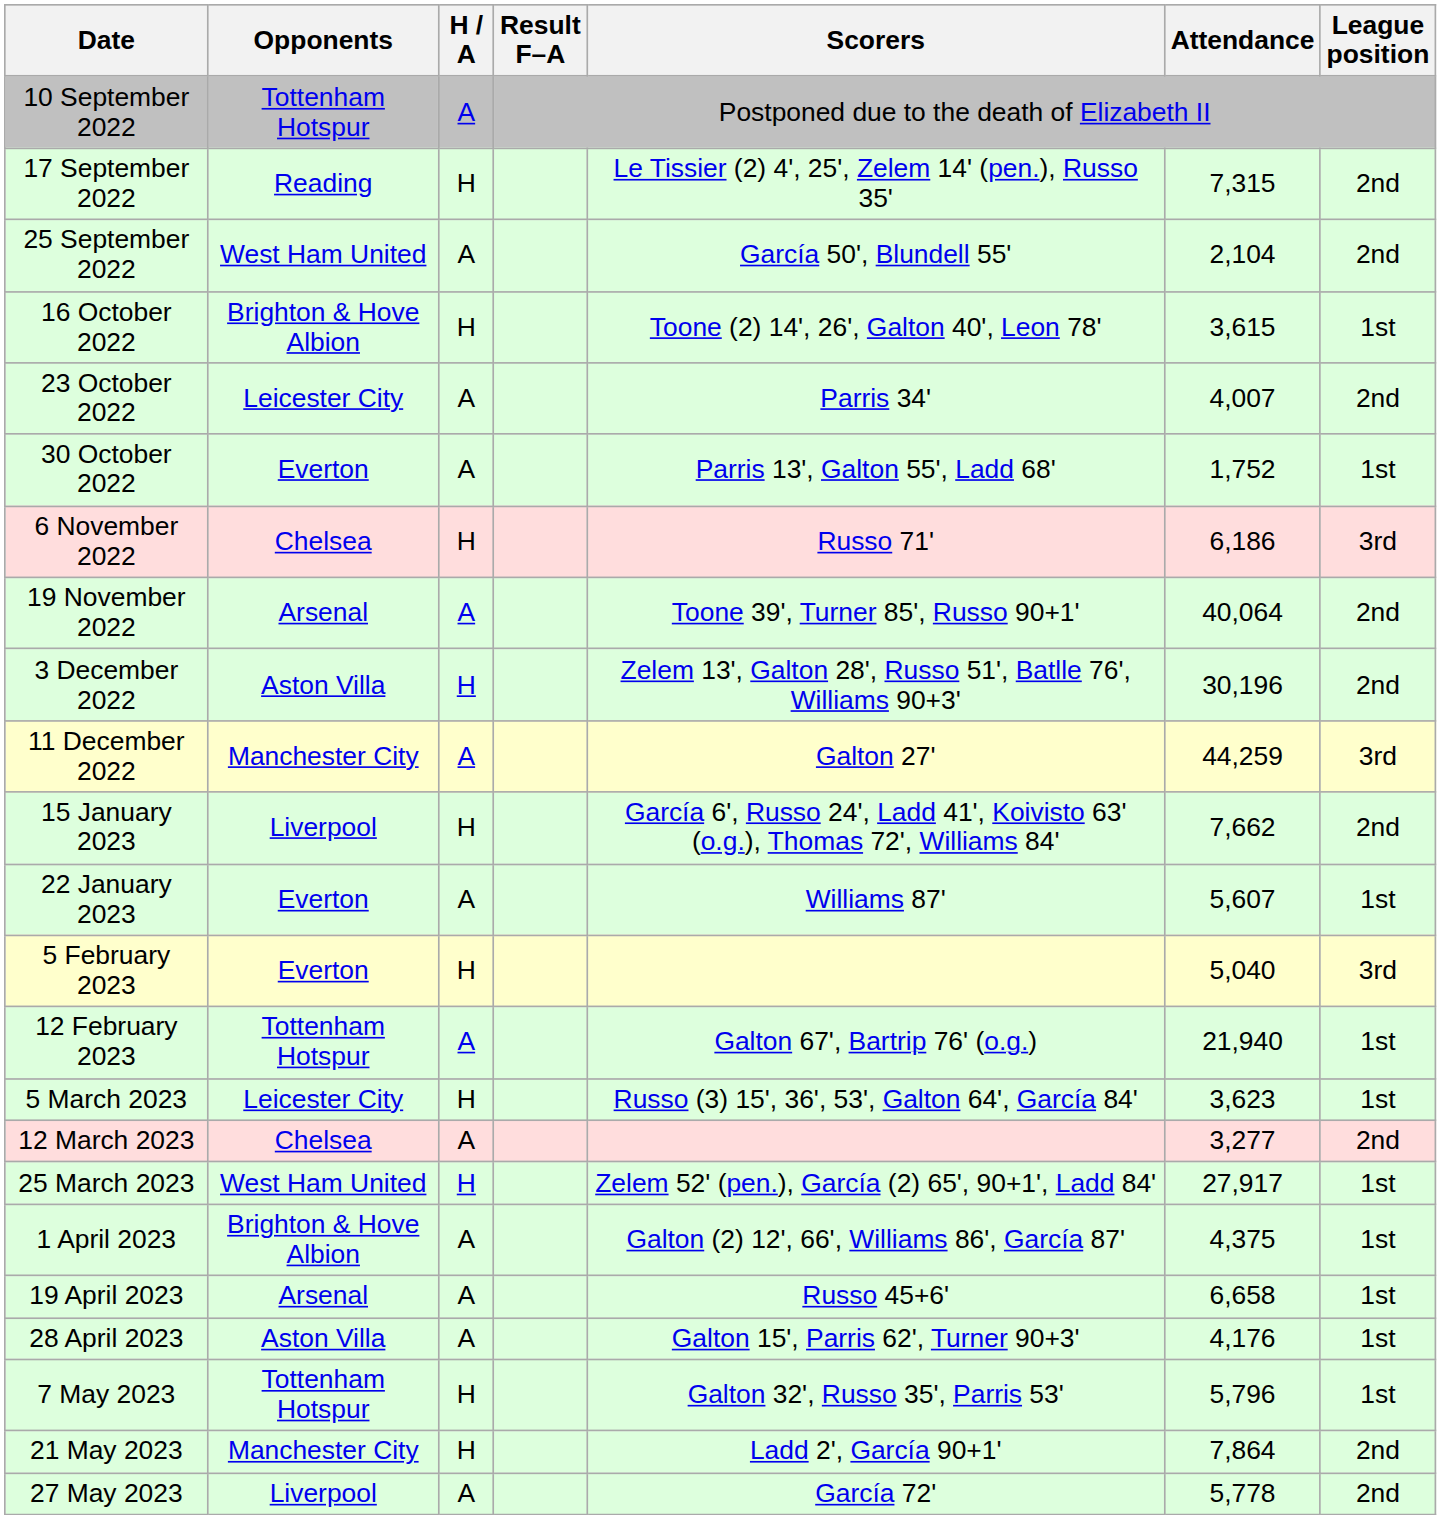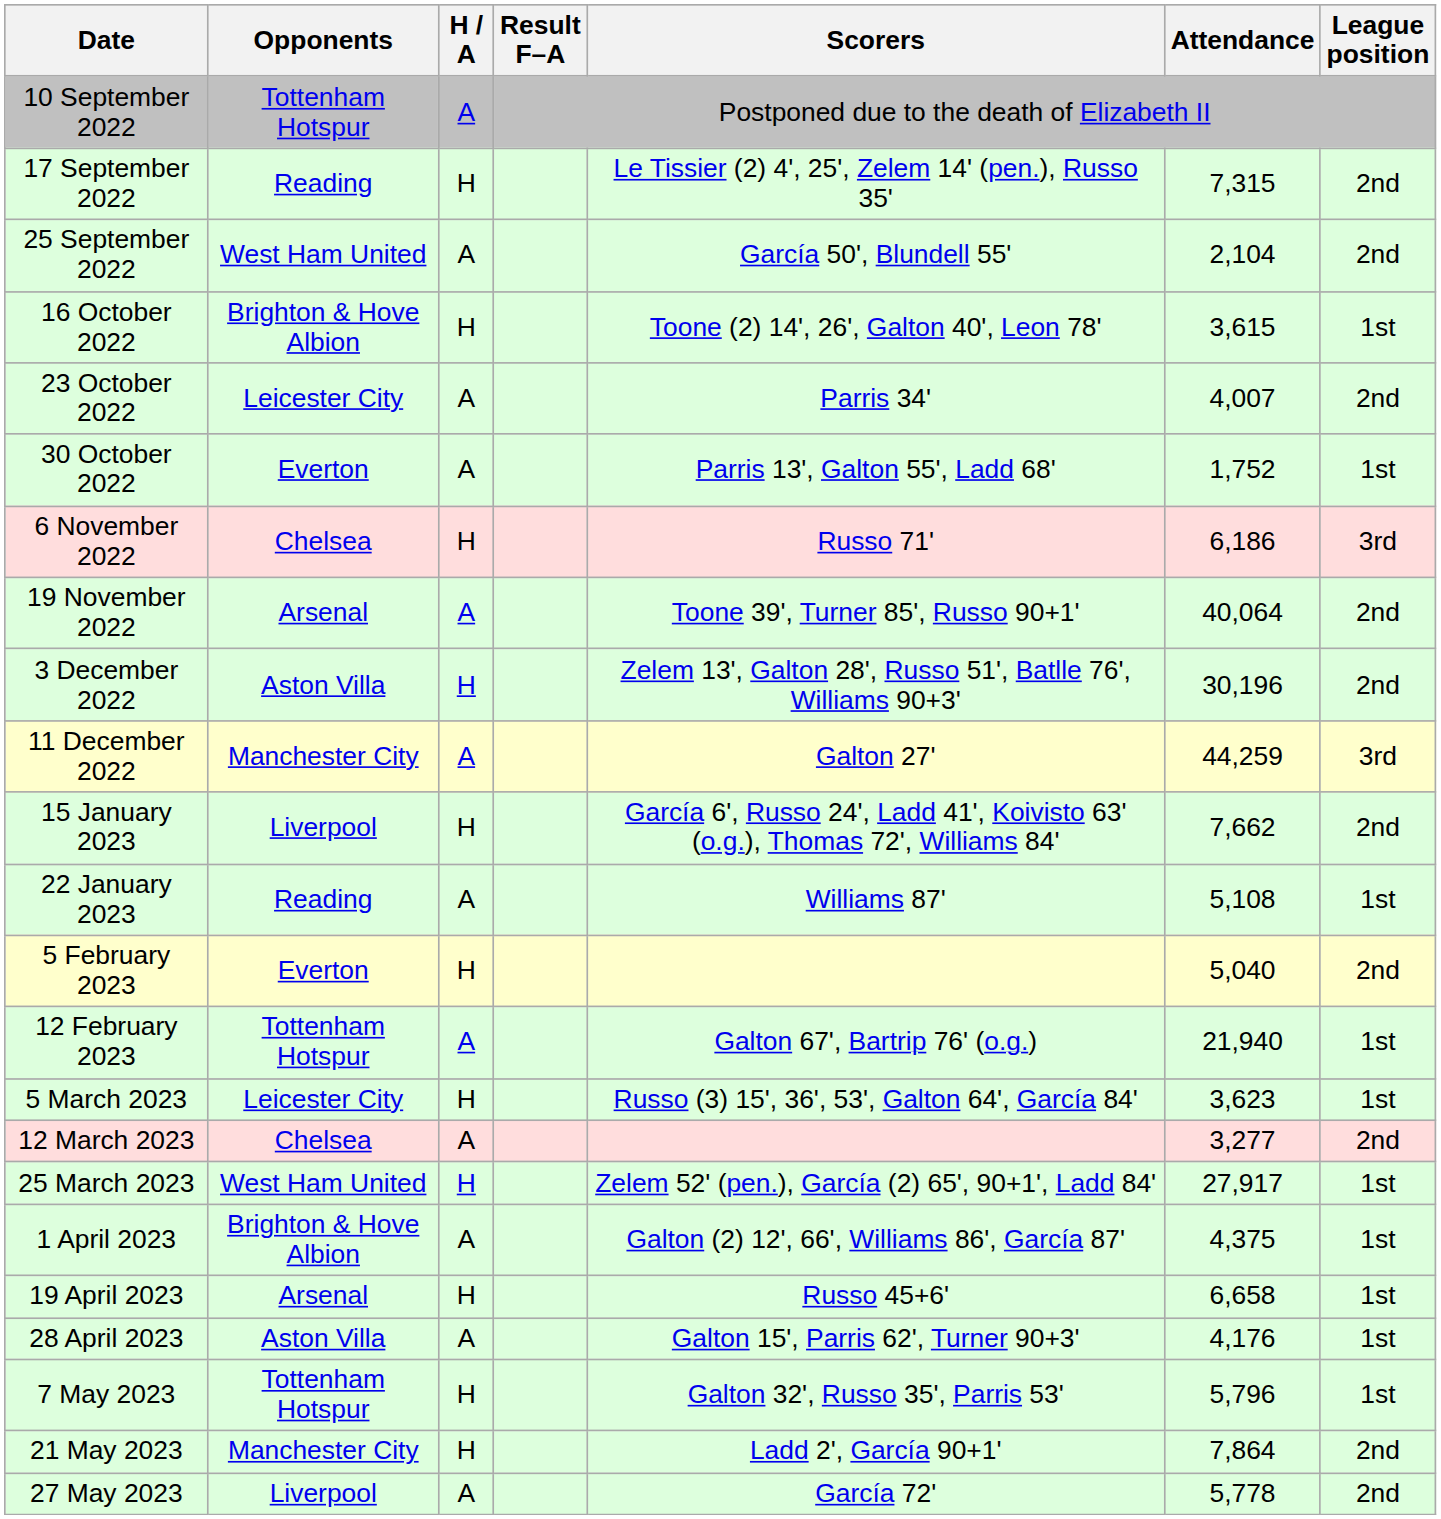(323, 899) Everton -> (323, 899) Reading
(1243, 899) 5,607 -> (1243, 899) 5,108
(1378, 970) 3rd -> (1378, 970) 2nd
(466, 1296) A -> (466, 1296) H
